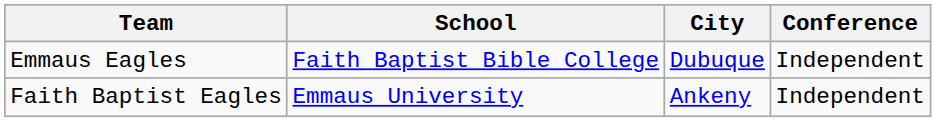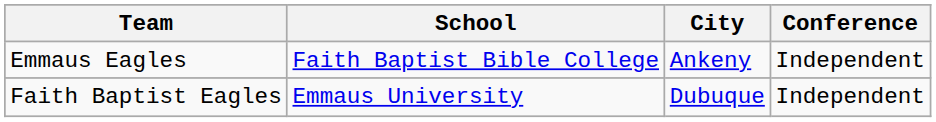(717, 60) Dubuque -> (711, 60) Ankeny
(711, 97) Ankeny -> (717, 97) Dubuque
